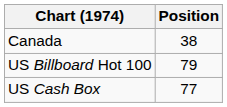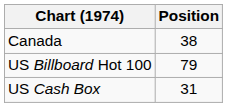(189, 89) 77 -> (189, 89) 31
